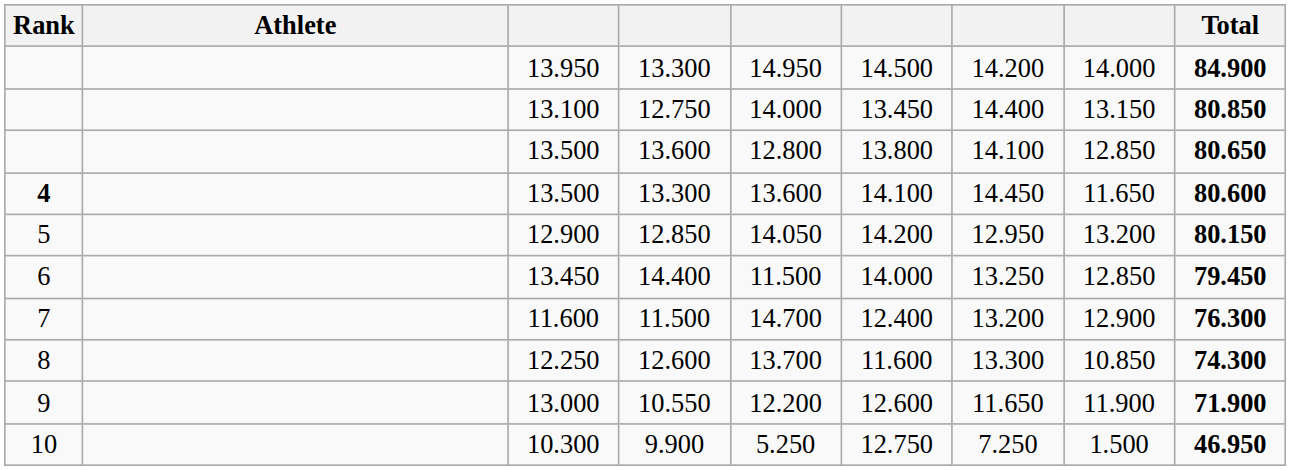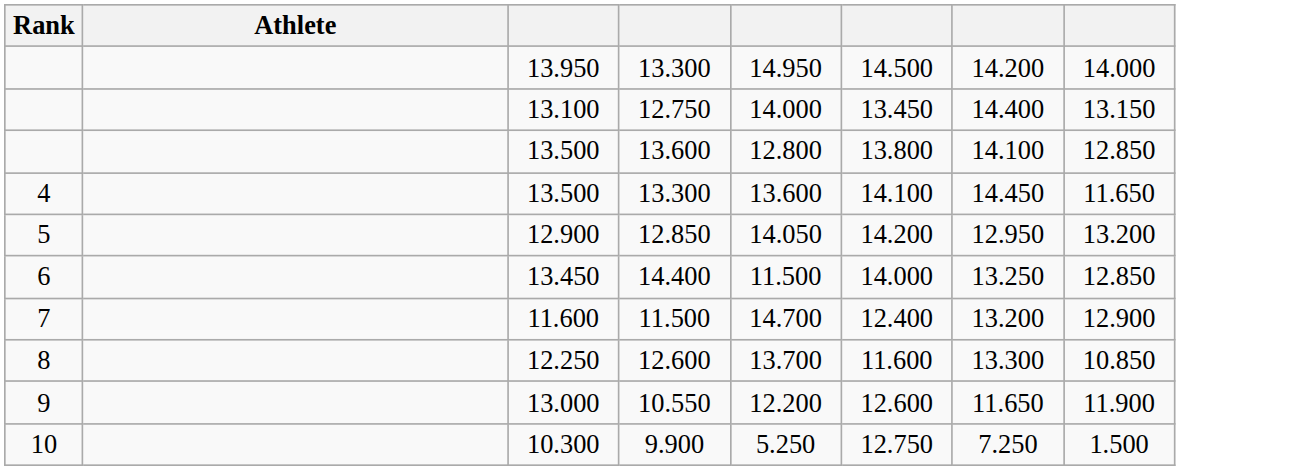- column: (1230, 25)
(44, 192) bold -> (44, 192) normal
